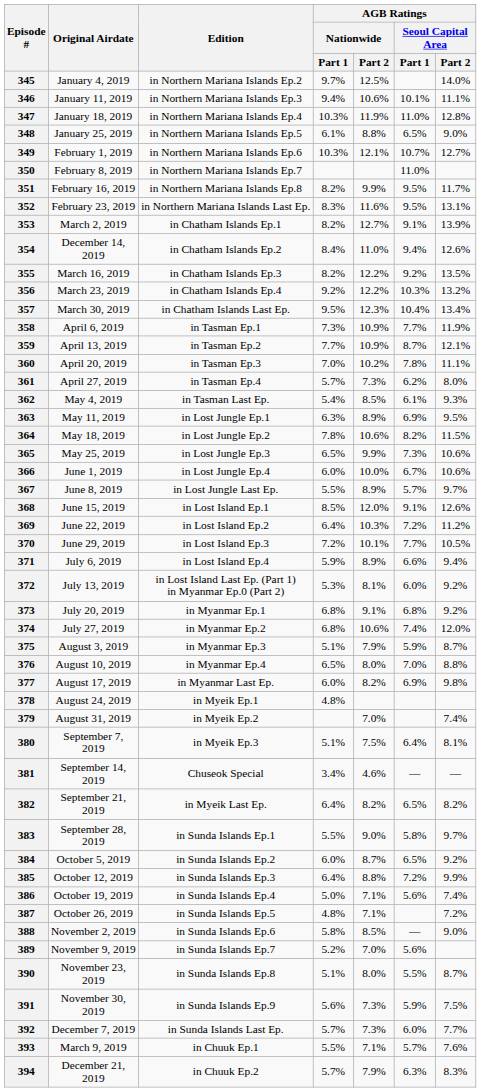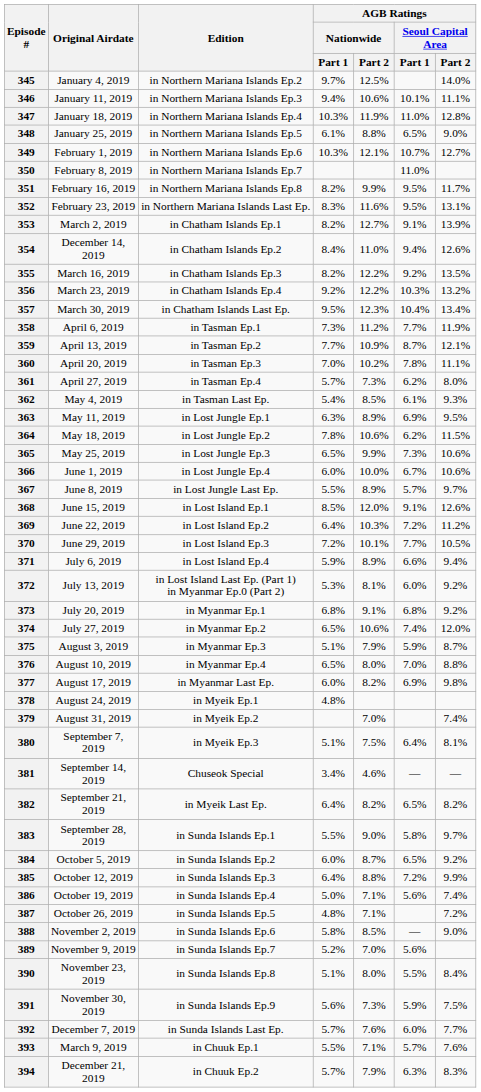(374, 327) 10.9% -> (374, 327) 11.2%
(415, 435) 8.2% -> (415, 435) 6.2%
(333, 628) 6.8% -> (333, 628) 6.5%
(455, 974) 8.7% -> (455, 974) 8.4%
(374, 1029) 7.3% -> (374, 1029) 7.6%
